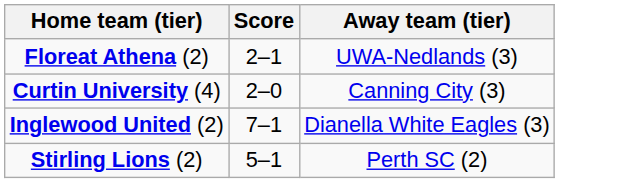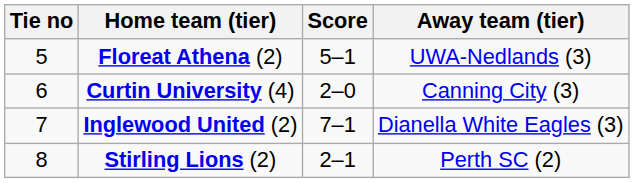+ column: (42, 21)
(264, 56) 2–1 -> (338, 56) 5–1
(264, 159) 5–1 -> (338, 159) 2–1
